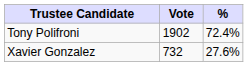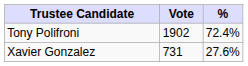(173, 52) 732 -> (173, 52) 731
